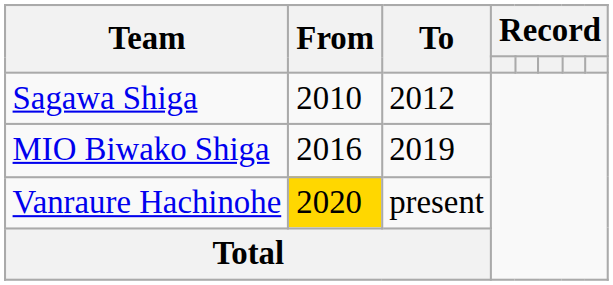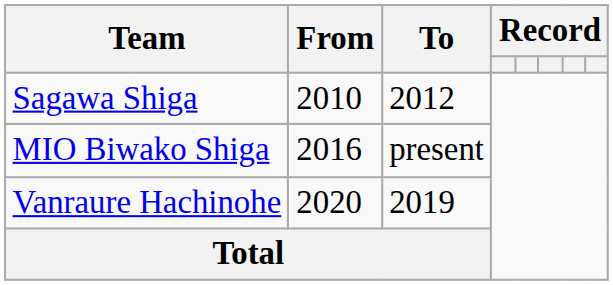(422, 149) 2019 -> (437, 149) present
(329, 201) gold background -> (329, 201) no background
(437, 201) present -> (422, 201) 2019
